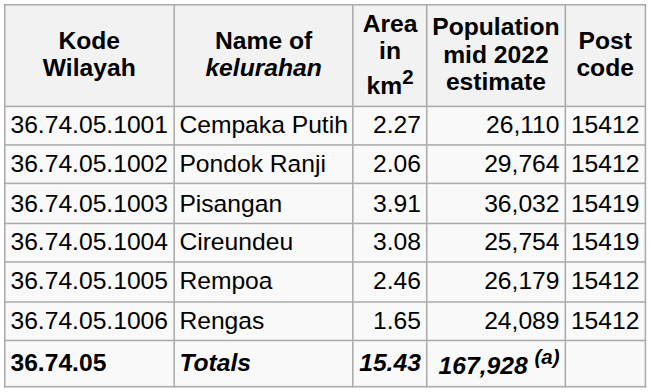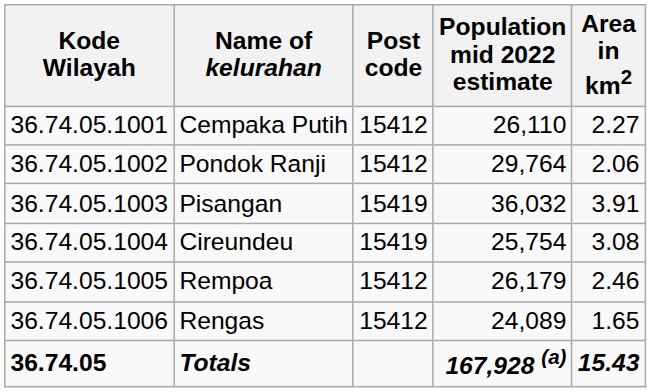columns swapped: (390, 55) <-> (605, 55)
